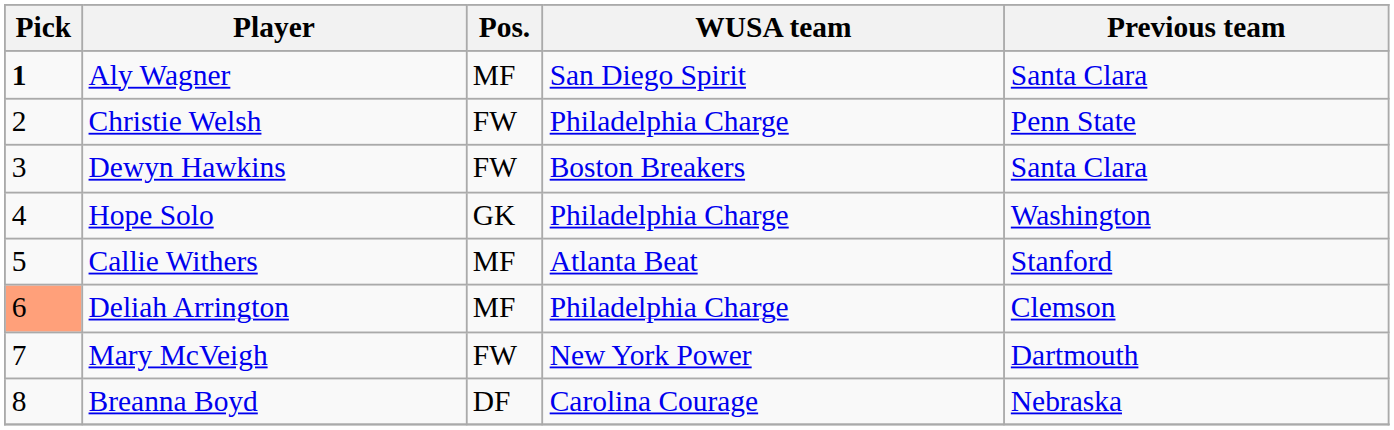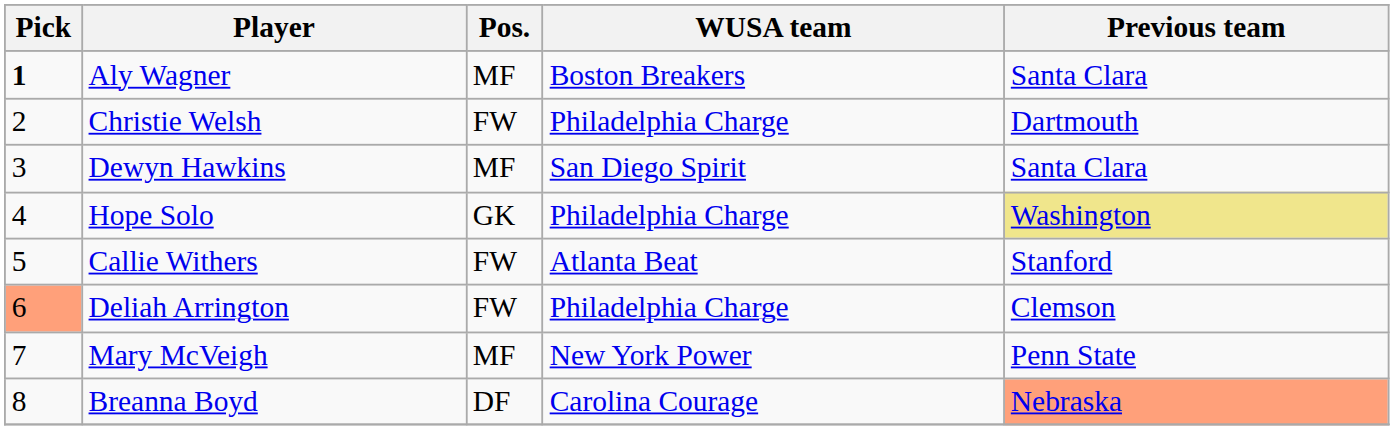(648, 74) San Diego Spirit -> (647, 74) Boston Breakers
(1073, 121) Penn State -> (1075, 121) Dartmouth
(495, 167) FW -> (494, 167) MF
(647, 167) Boston Breakers -> (648, 167) San Diego Spirit
(1081, 214) no background -> (1081, 214) khaki background
(494, 261) MF -> (495, 261) FW
(494, 307) MF -> (495, 307) FW
(495, 354) FW -> (494, 354) MF
(1075, 354) Dartmouth -> (1073, 354) Penn State
(1066, 401) no background -> (1066, 401) lightsalmon background
